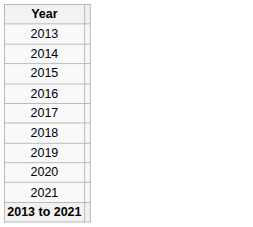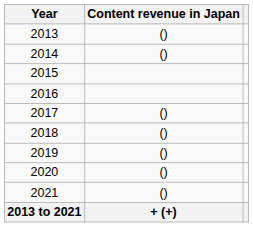+ column: (164, 14)
